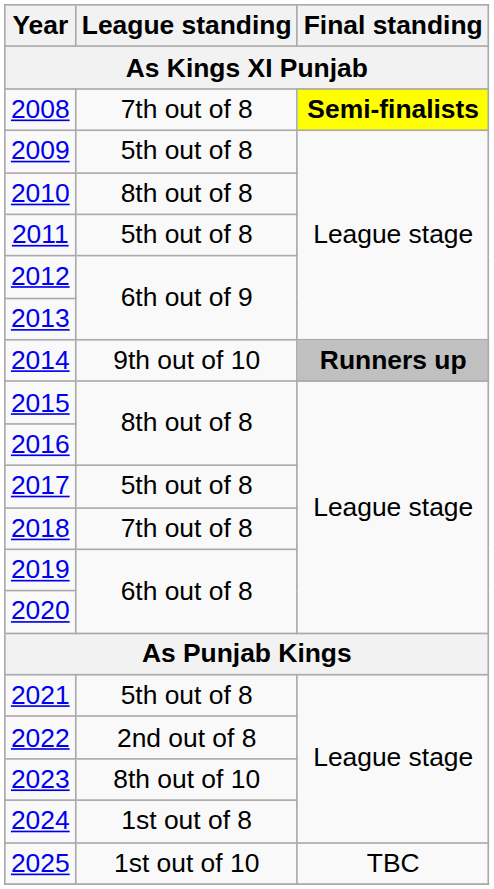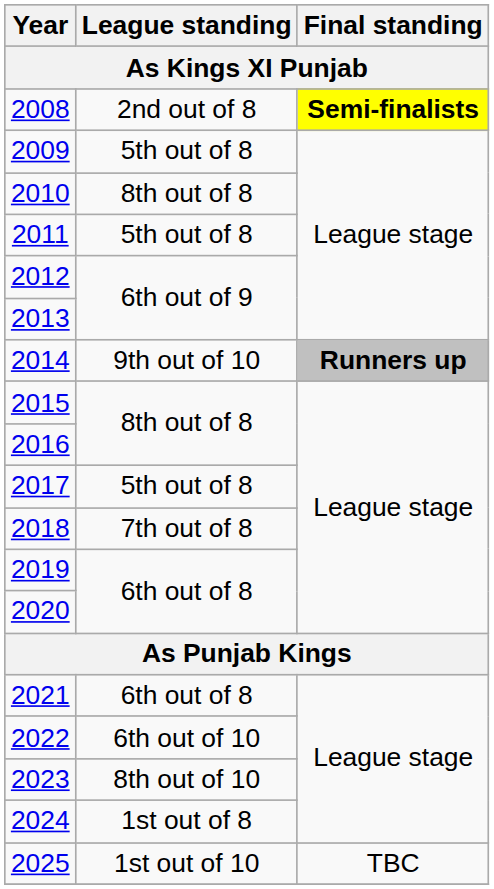(187, 109) 7th out of 8 -> (187, 109) 2nd out of 8
(187, 695) 5th out of 8 -> (187, 695) 6th out of 8
(187, 737) 2nd out of 8 -> (187, 737) 6th out of 10
